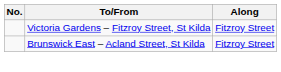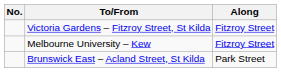+ row: (89, 43)
(245, 43) Fitzroy Street -> (240, 59) Park Street
